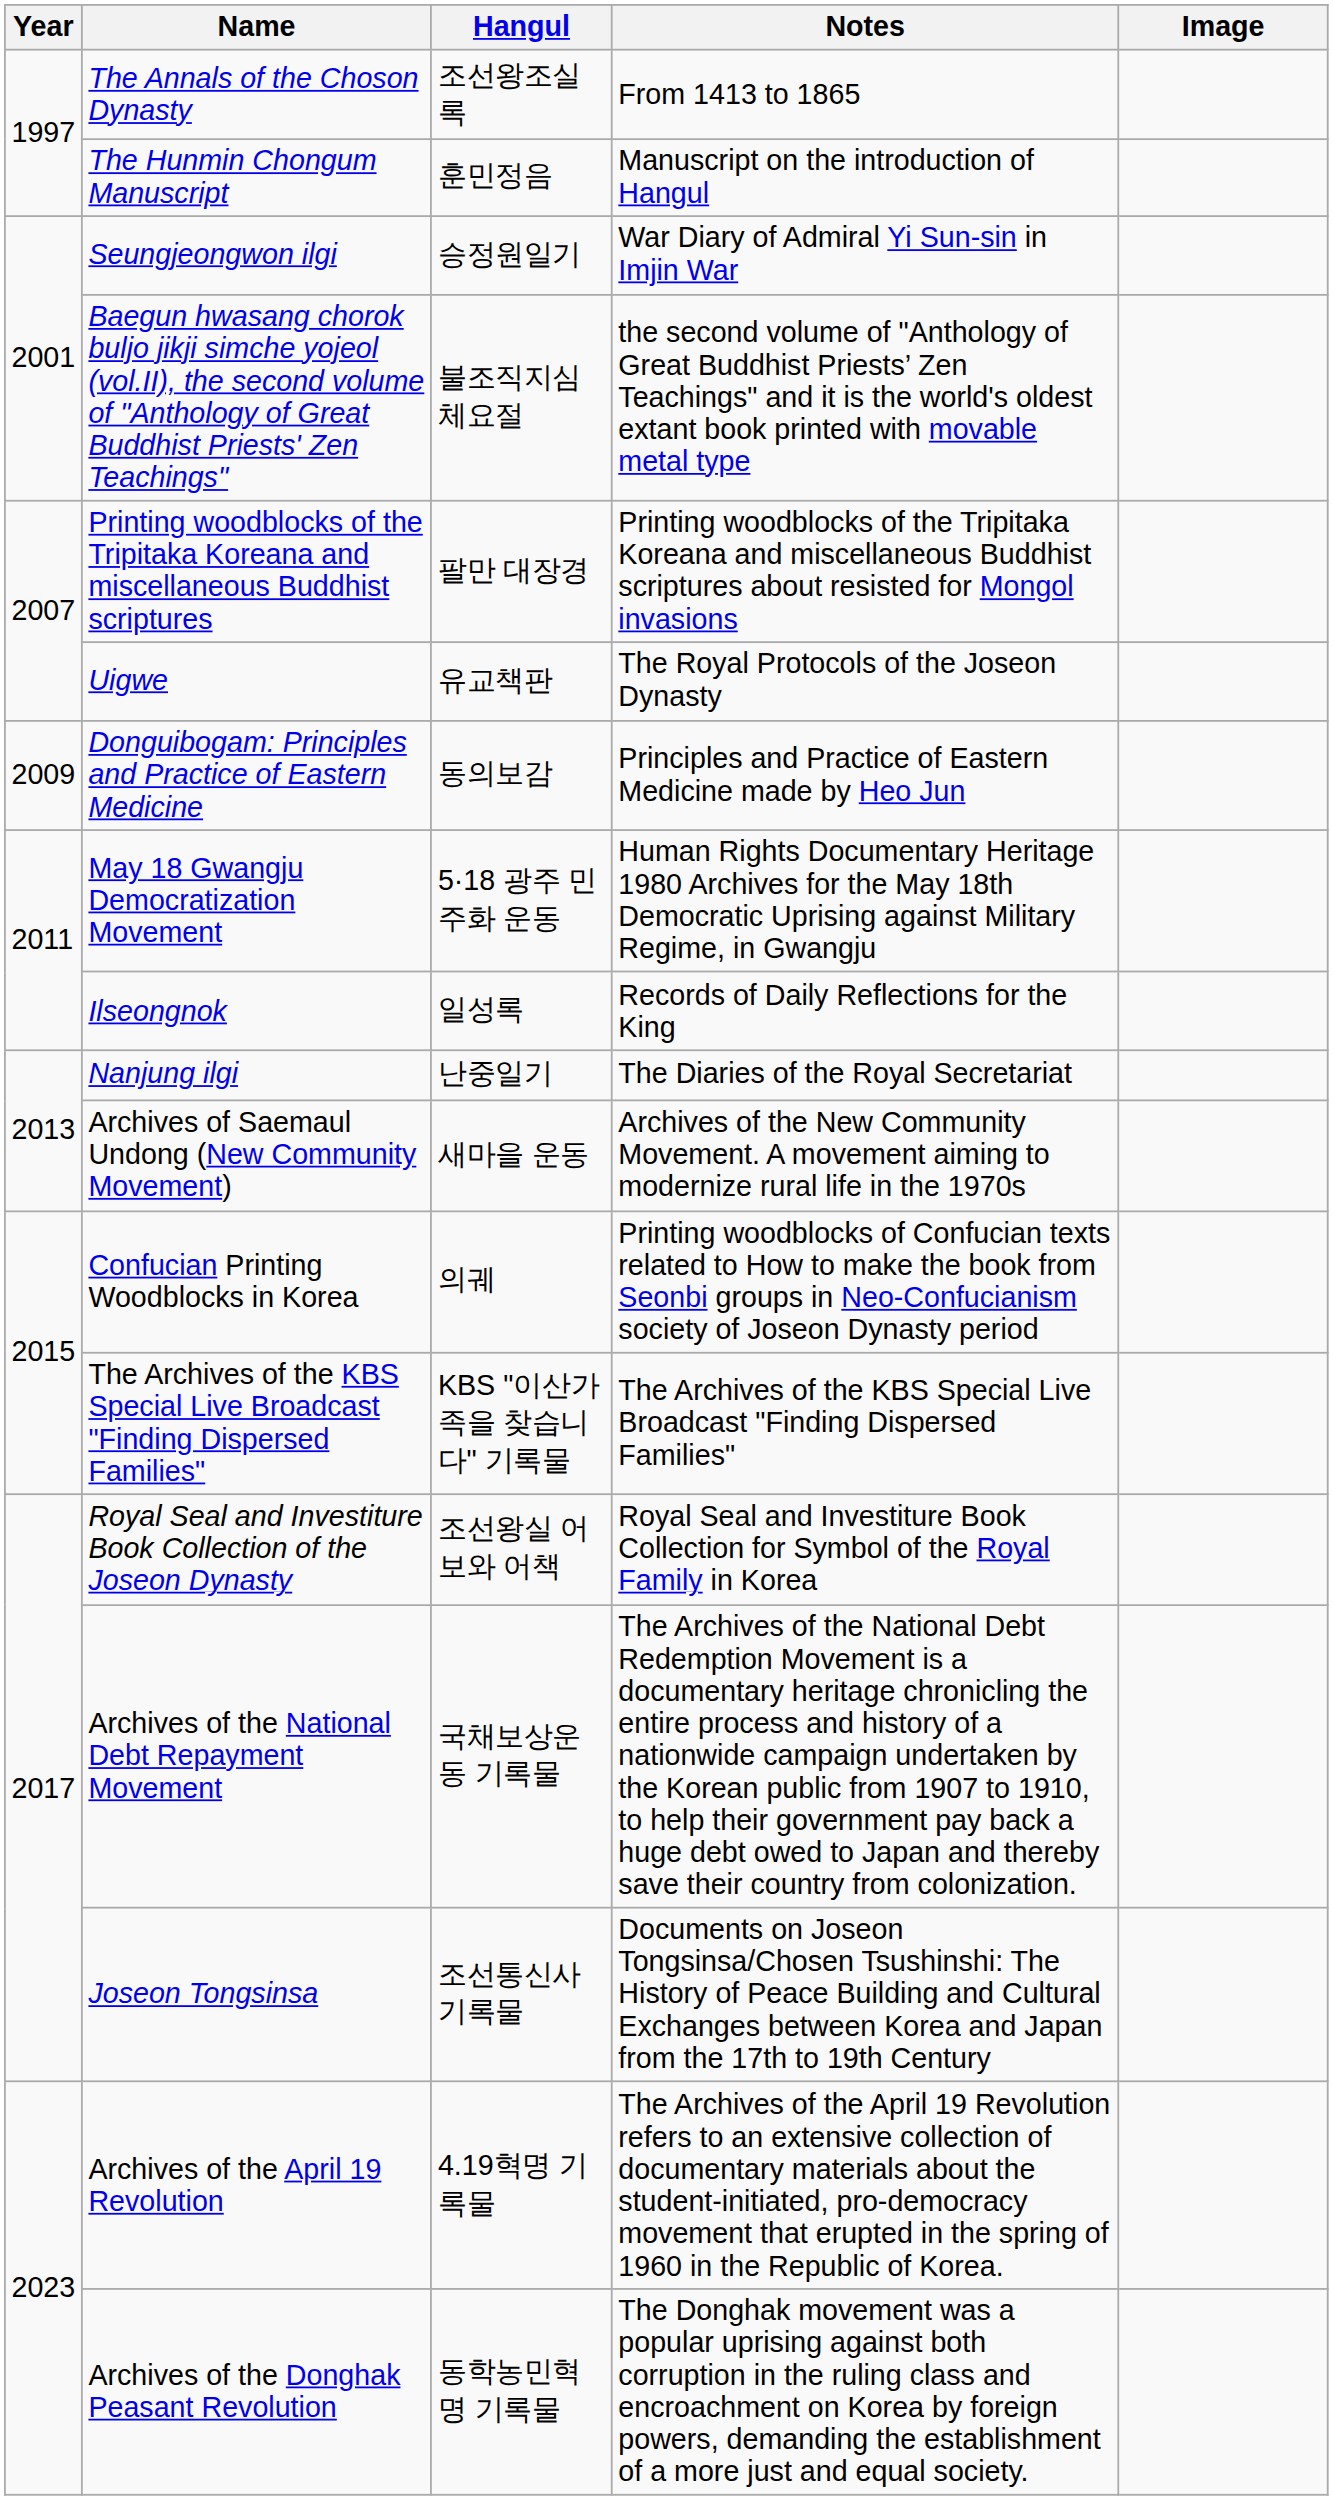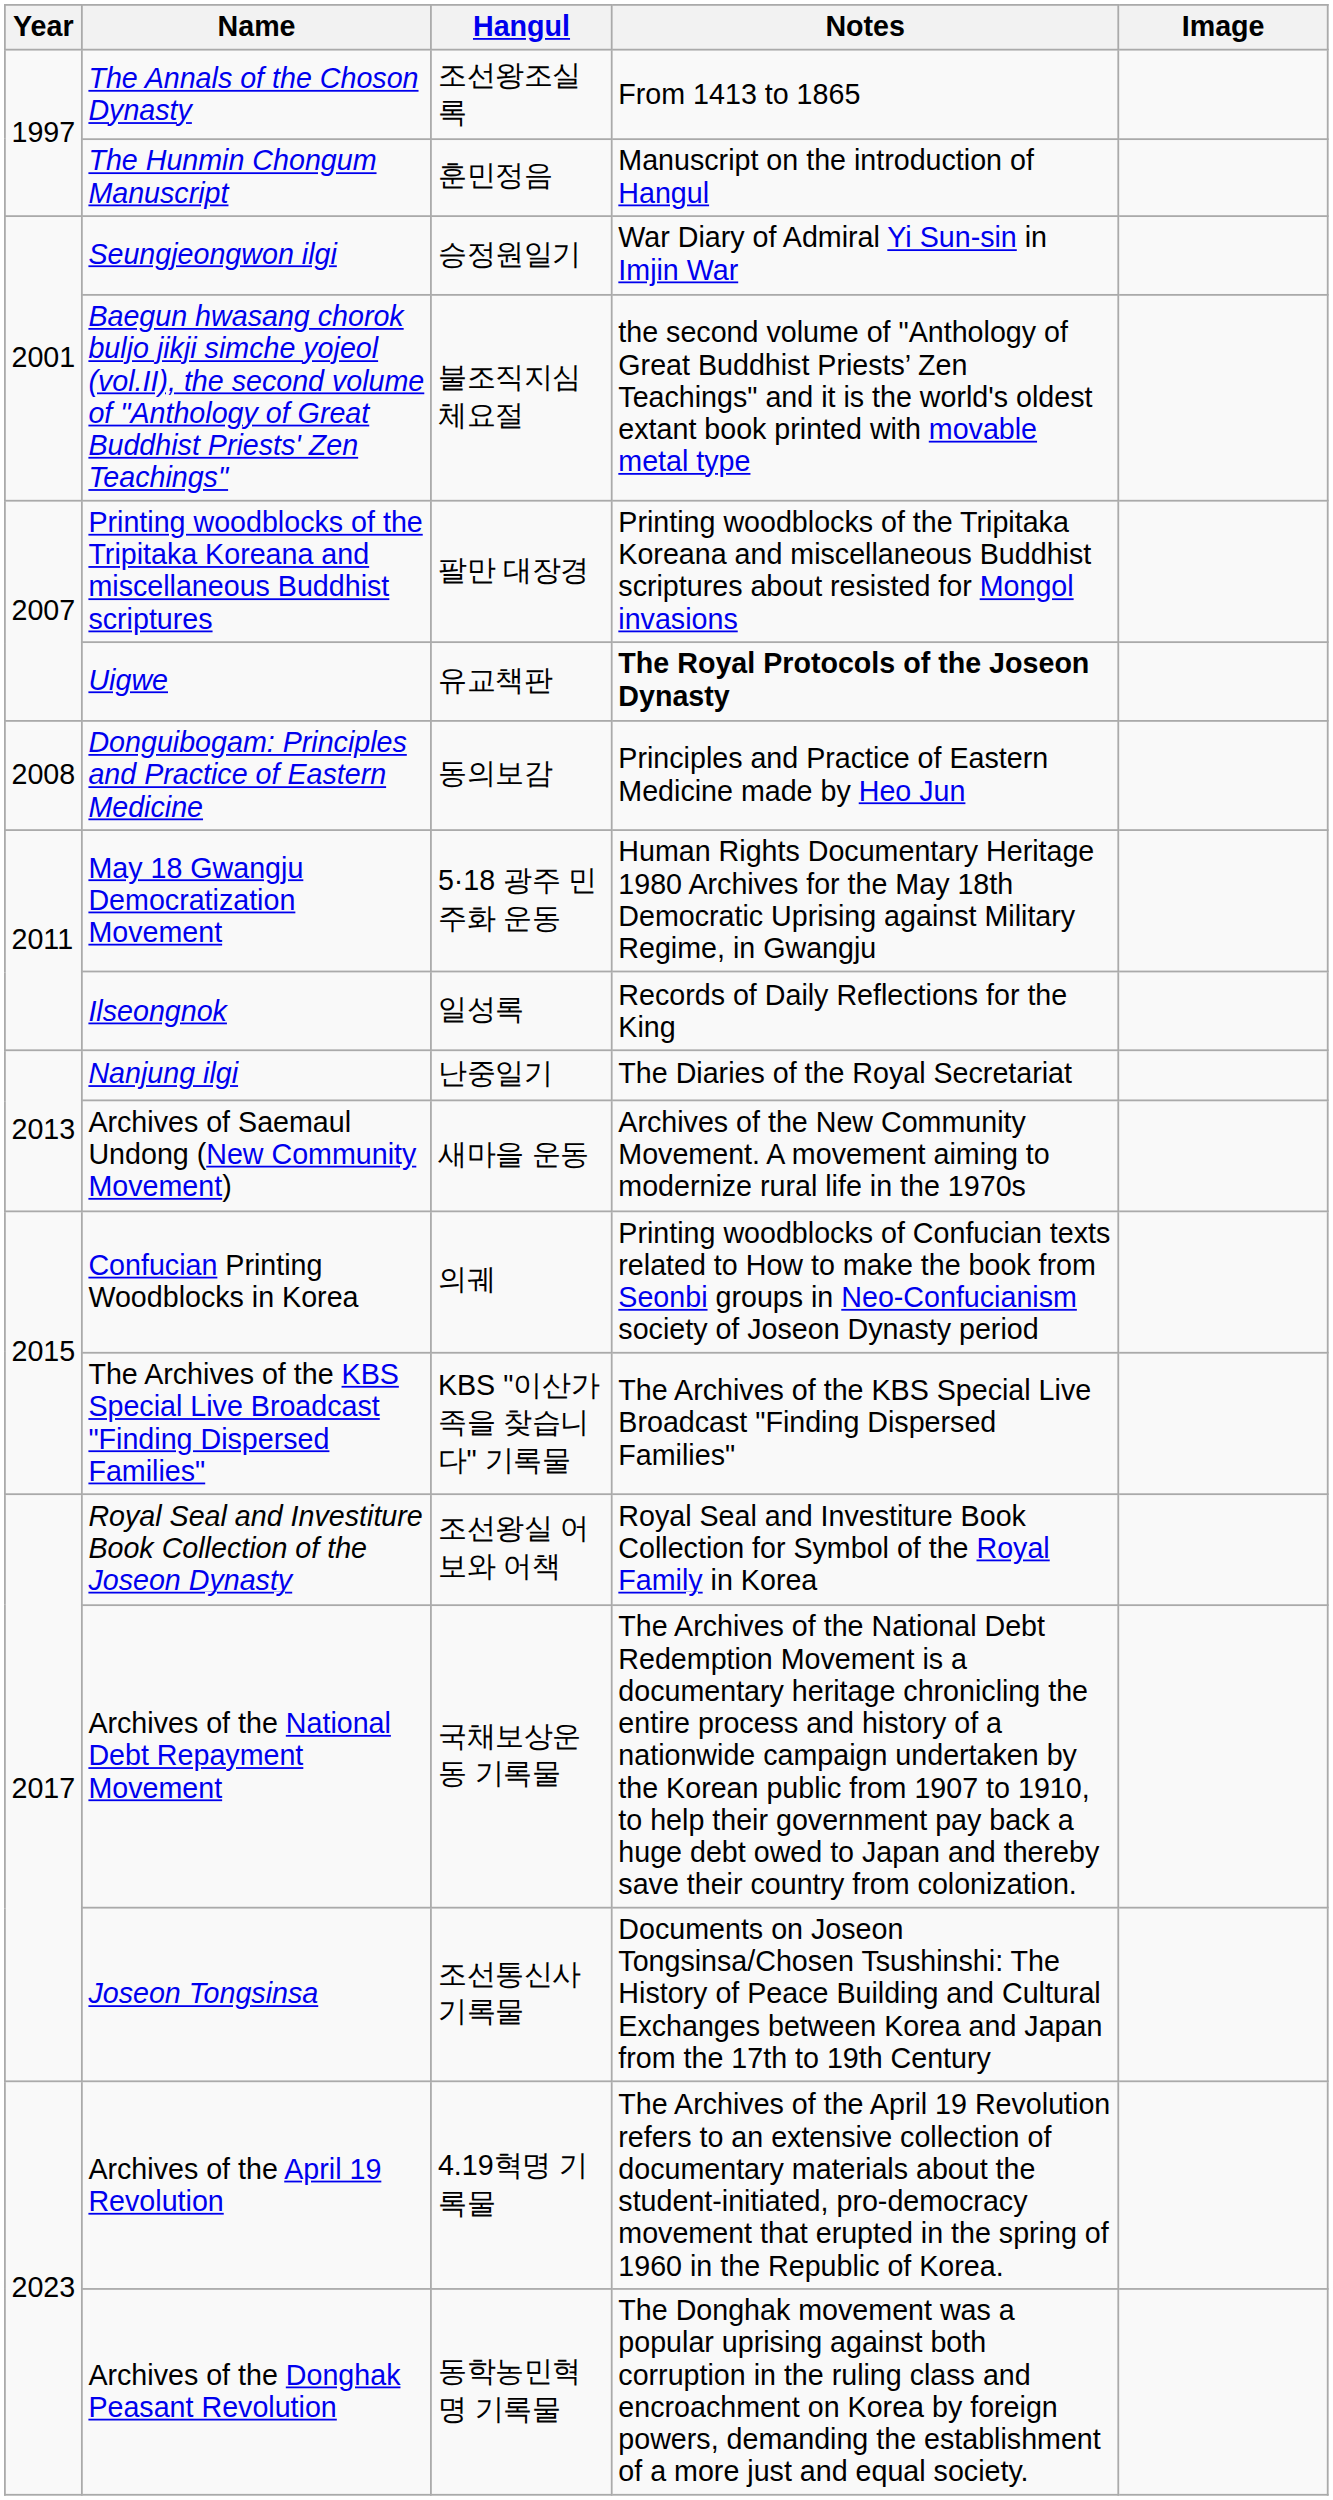(837, 681) normal -> (854, 681) bold
(43, 774) 2009 -> (43, 774) 2008
